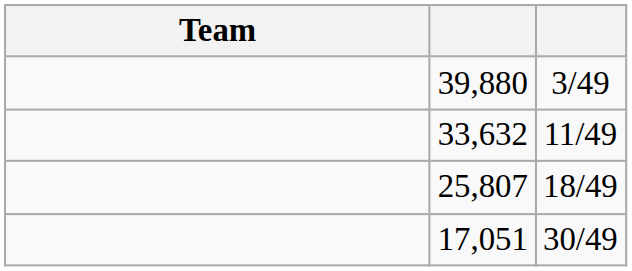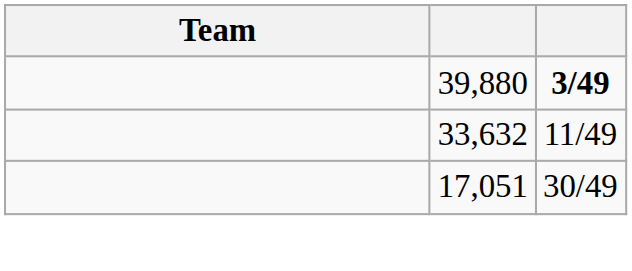(580, 82) normal -> (580, 82) bold
- row: (483, 186)
